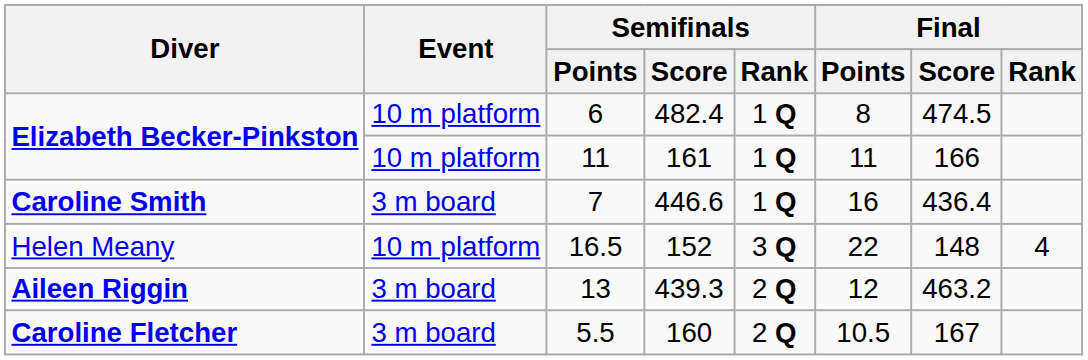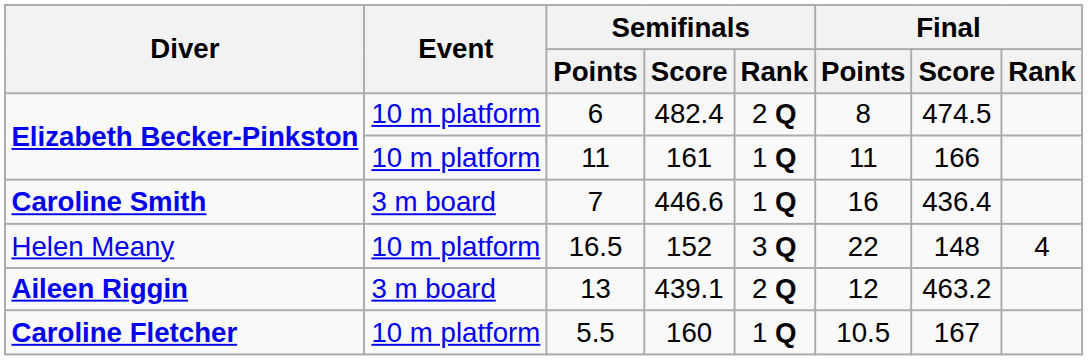(774, 115) 1 Q -> (774, 115) 2 Q
(689, 289) 439.3 -> (689, 289) 439.1
(434, 333) 3 m board -> (456, 333) 10 m platform
(774, 333) 2 Q -> (774, 333) 1 Q
